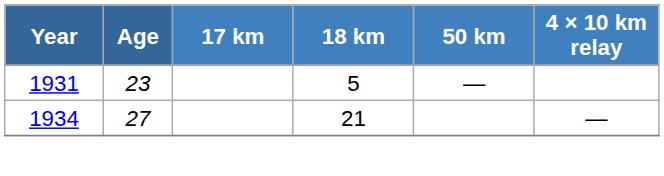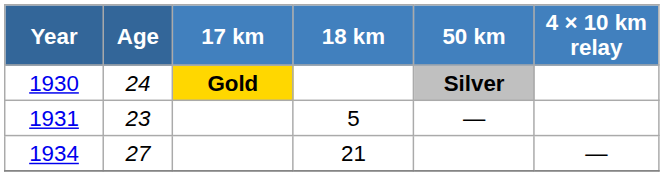+ row: (54, 83)
